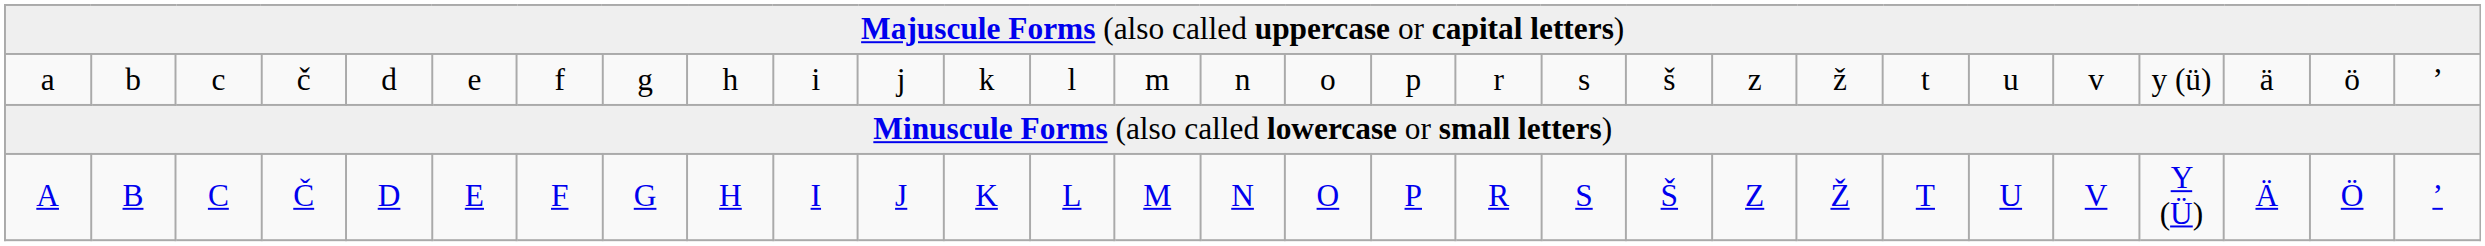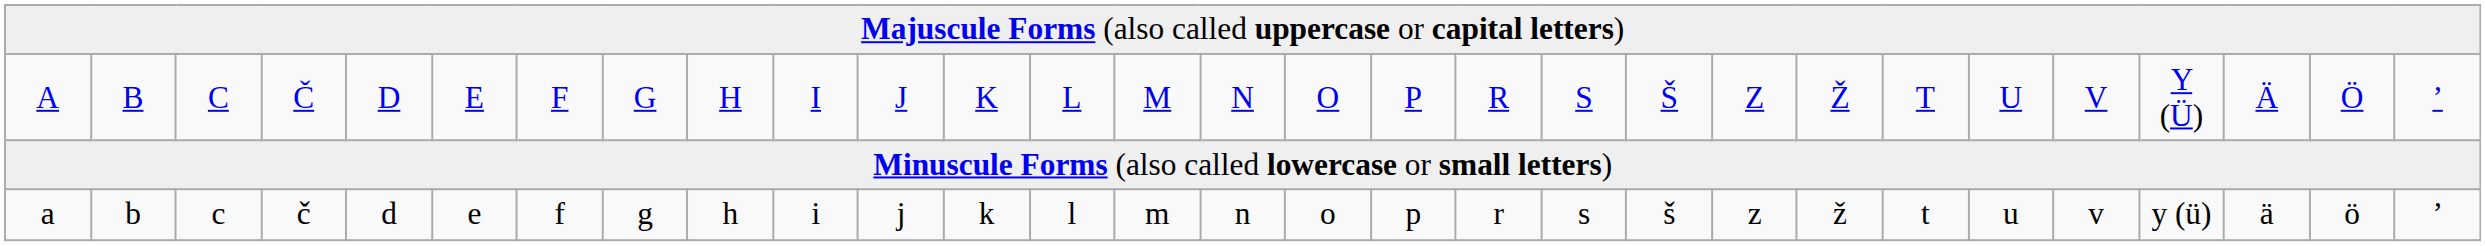rows swapped: (48, 196) <-> (48, 79)
